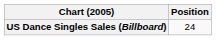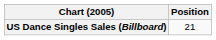(190, 27) 24 -> (190, 27) 21
